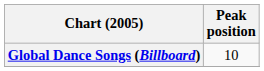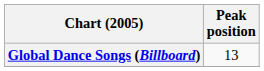(231, 54) 10 -> (231, 54) 13
